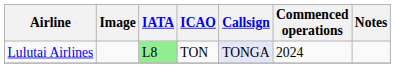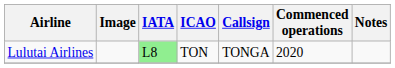(246, 52) lavender background -> (246, 52) no background
(290, 52) 2024 -> (290, 52) 2020
